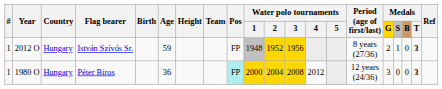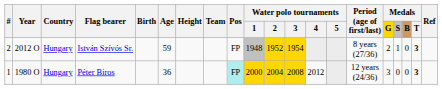(9, 49) 1 -> (9, 49) 2
(295, 49) 1956 -> (295, 49) 1954
